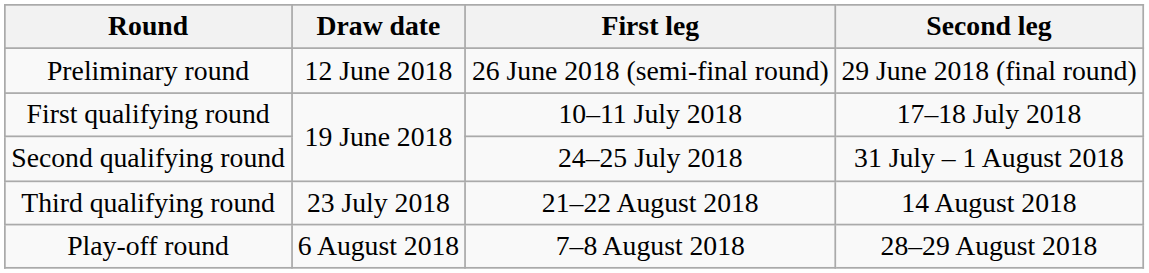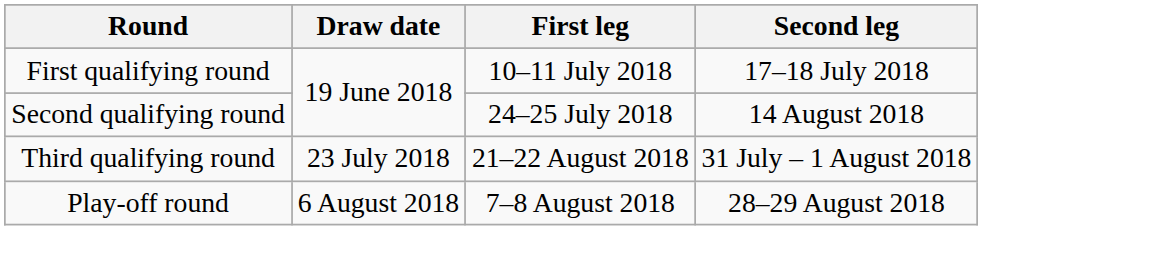- row: (148, 70)
(989, 158) 31 July – 1 August 2018 -> (836, 114) 14 August 2018
(989, 202) 14 August 2018 -> (836, 158) 31 July – 1 August 2018
